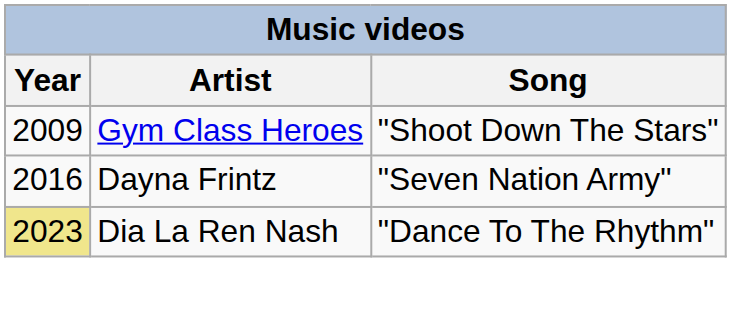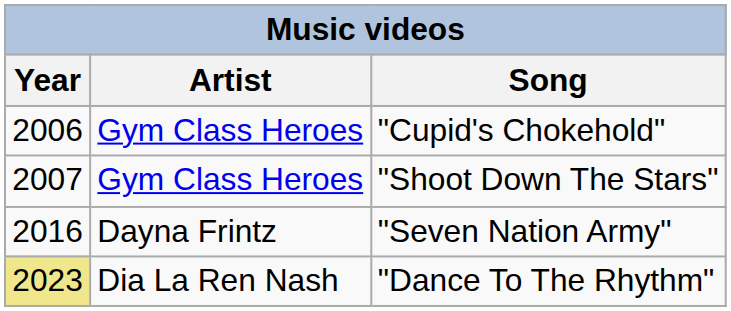+ row: (522, 130)
(48, 130) 2009 -> (48, 180) 2007
